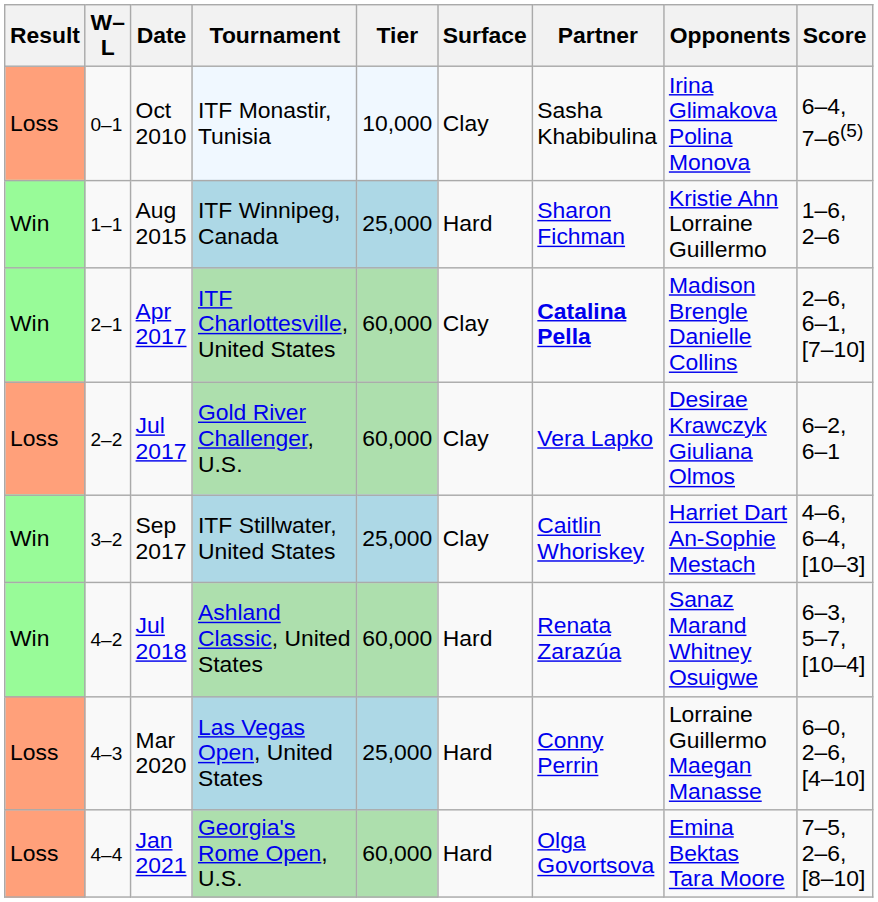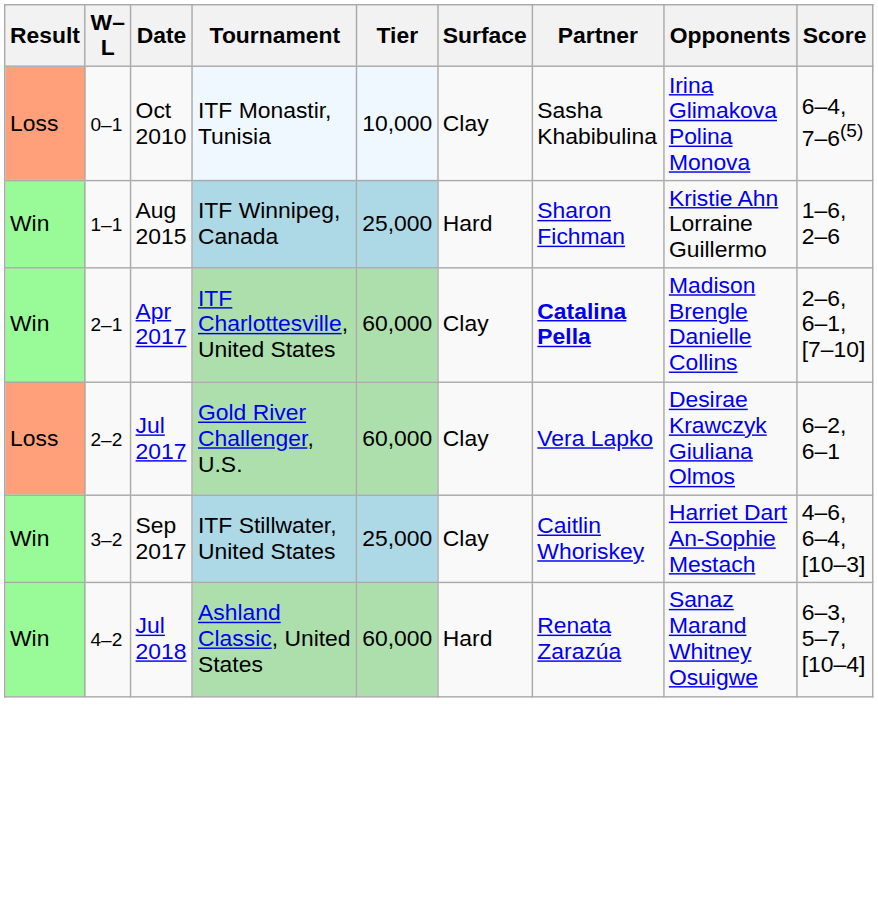- row: (161, 752)
- row: (161, 853)
